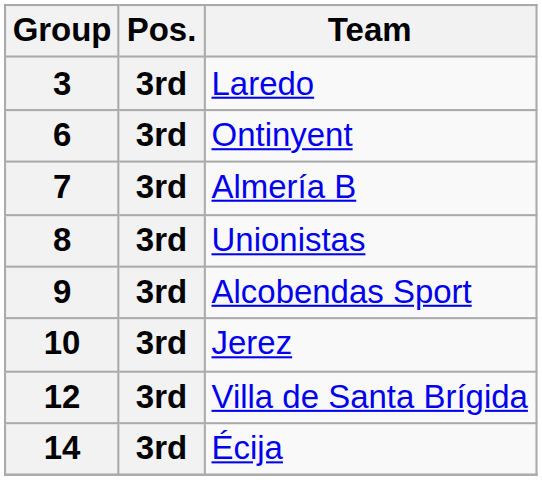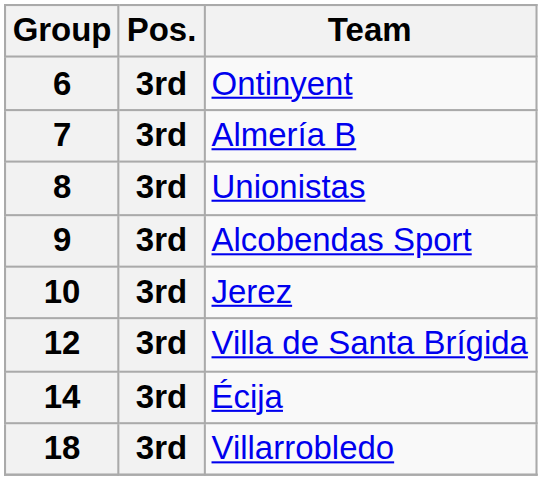- row: (62, 82)
+ row: (62, 448)
